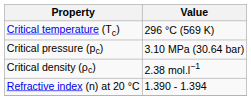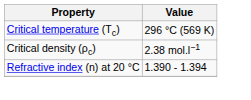- row: (55, 49)
